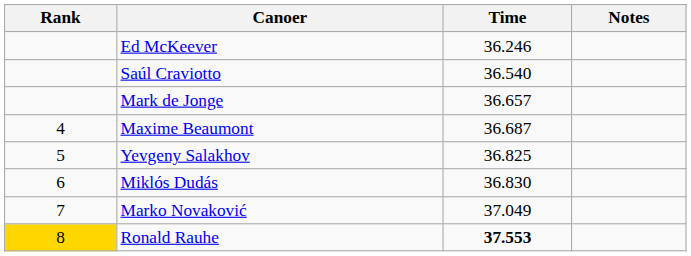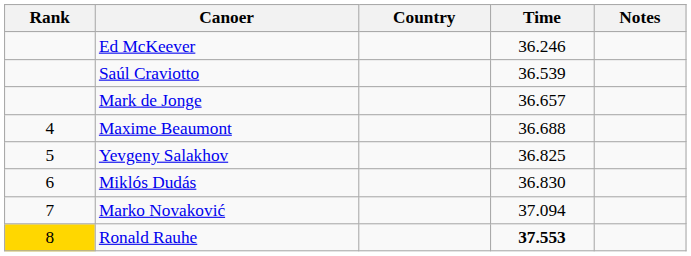+ column: (424, 18)
(508, 73) 36.540 -> (542, 73) 36.539
(508, 127) 36.687 -> (542, 127) 36.688
(508, 210) 37.049 -> (542, 210) 37.094
